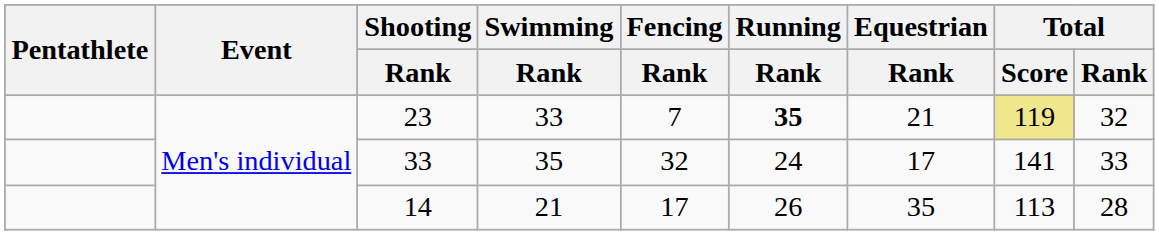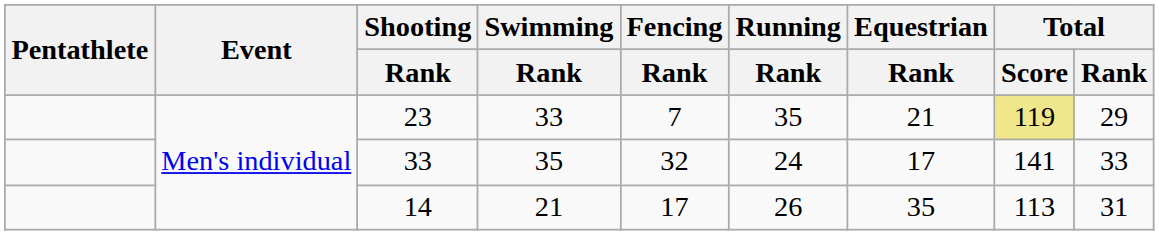(788, 116) bold -> (788, 116) normal
(1114, 116) 32 -> (1114, 116) 29
(1114, 206) 28 -> (1114, 206) 31
